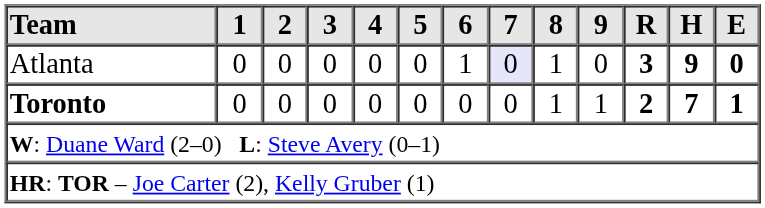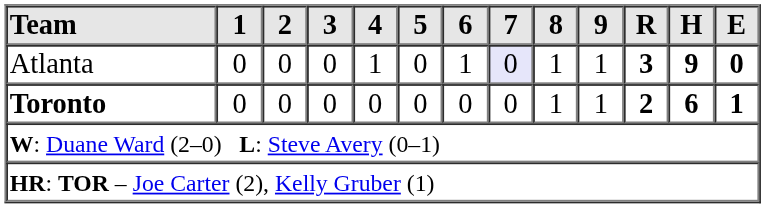(375, 64) 0 -> (375, 64) 1
(601, 64) 0 -> (601, 64) 1
(691, 103) 7 -> (691, 103) 6
